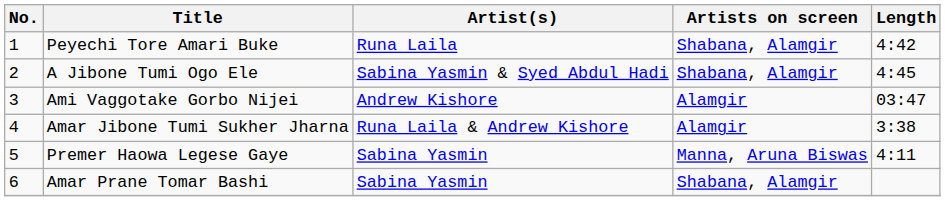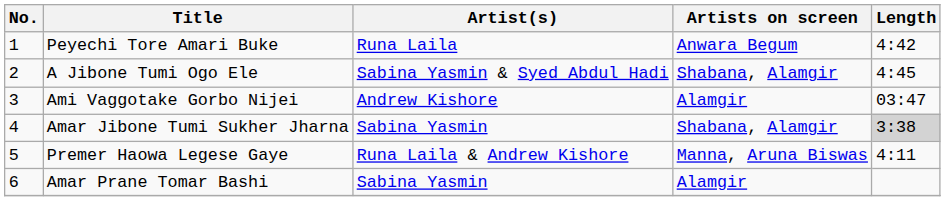(757, 46) Shabana, Alamgir -> (737, 46) Anwara Begum
(493, 128) Runa Laila & Andrew Kishore -> (422, 128) Sabina Yasmin
(712, 128) Alamgir -> (757, 128) Shabana, Alamgir
(896, 128) no background -> (896, 128) lightgrey background
(422, 155) Sabina Yasmin -> (493, 155) Runa Laila & Andrew Kishore
(757, 182) Shabana, Alamgir -> (712, 182) Alamgir
